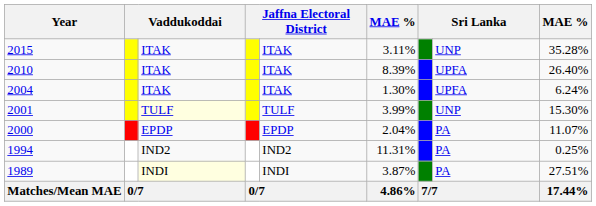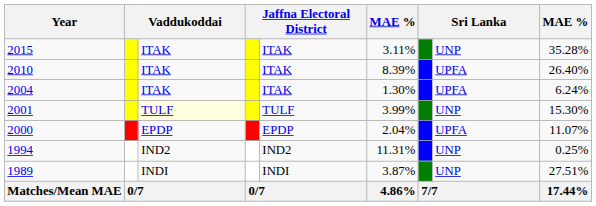(443, 130) PA -> (451, 130) UPFA
(443, 150) PA -> (448, 150) UNP
(155, 171) lightyellow background -> (155, 171) no background
(443, 171) PA -> (448, 171) UNP
